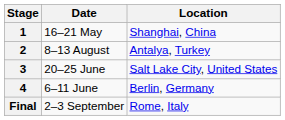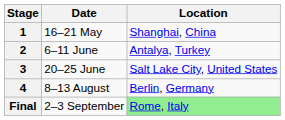(77, 50) 8–13 August -> (71, 50) 6–11 June
(71, 87) 6–11 June -> (77, 87) 8–13 August
(159, 106) no background -> (159, 106) lightgreen background
